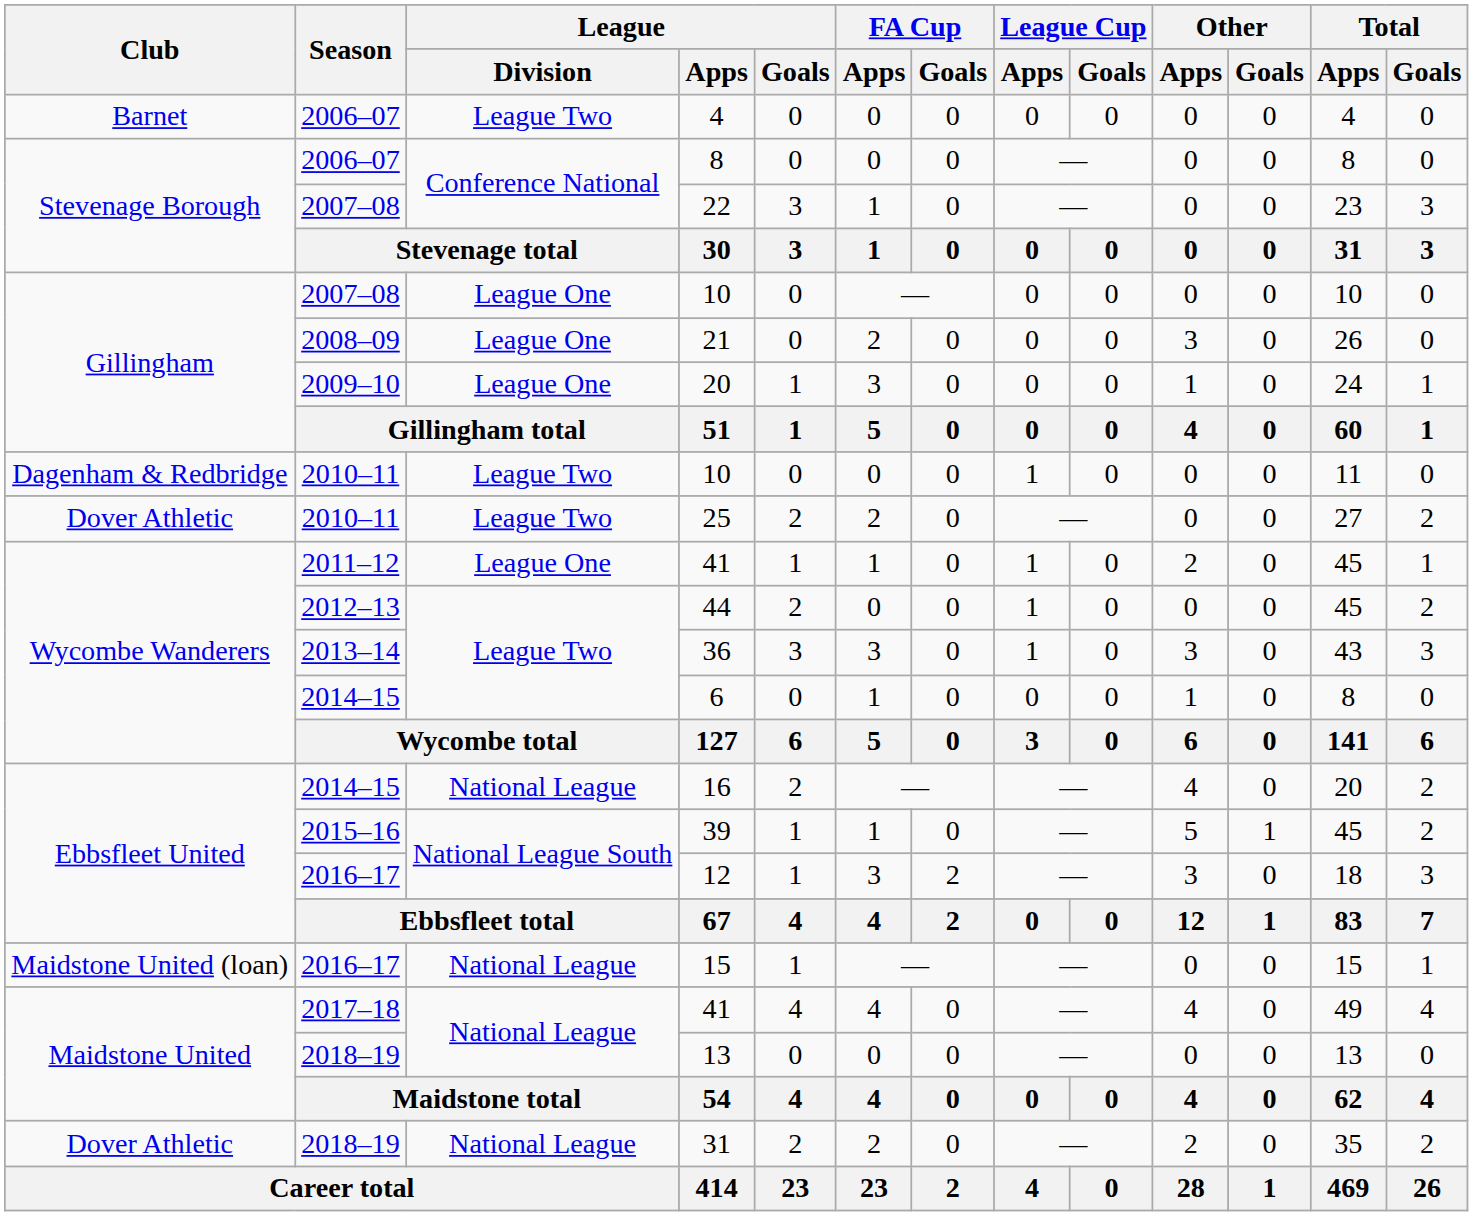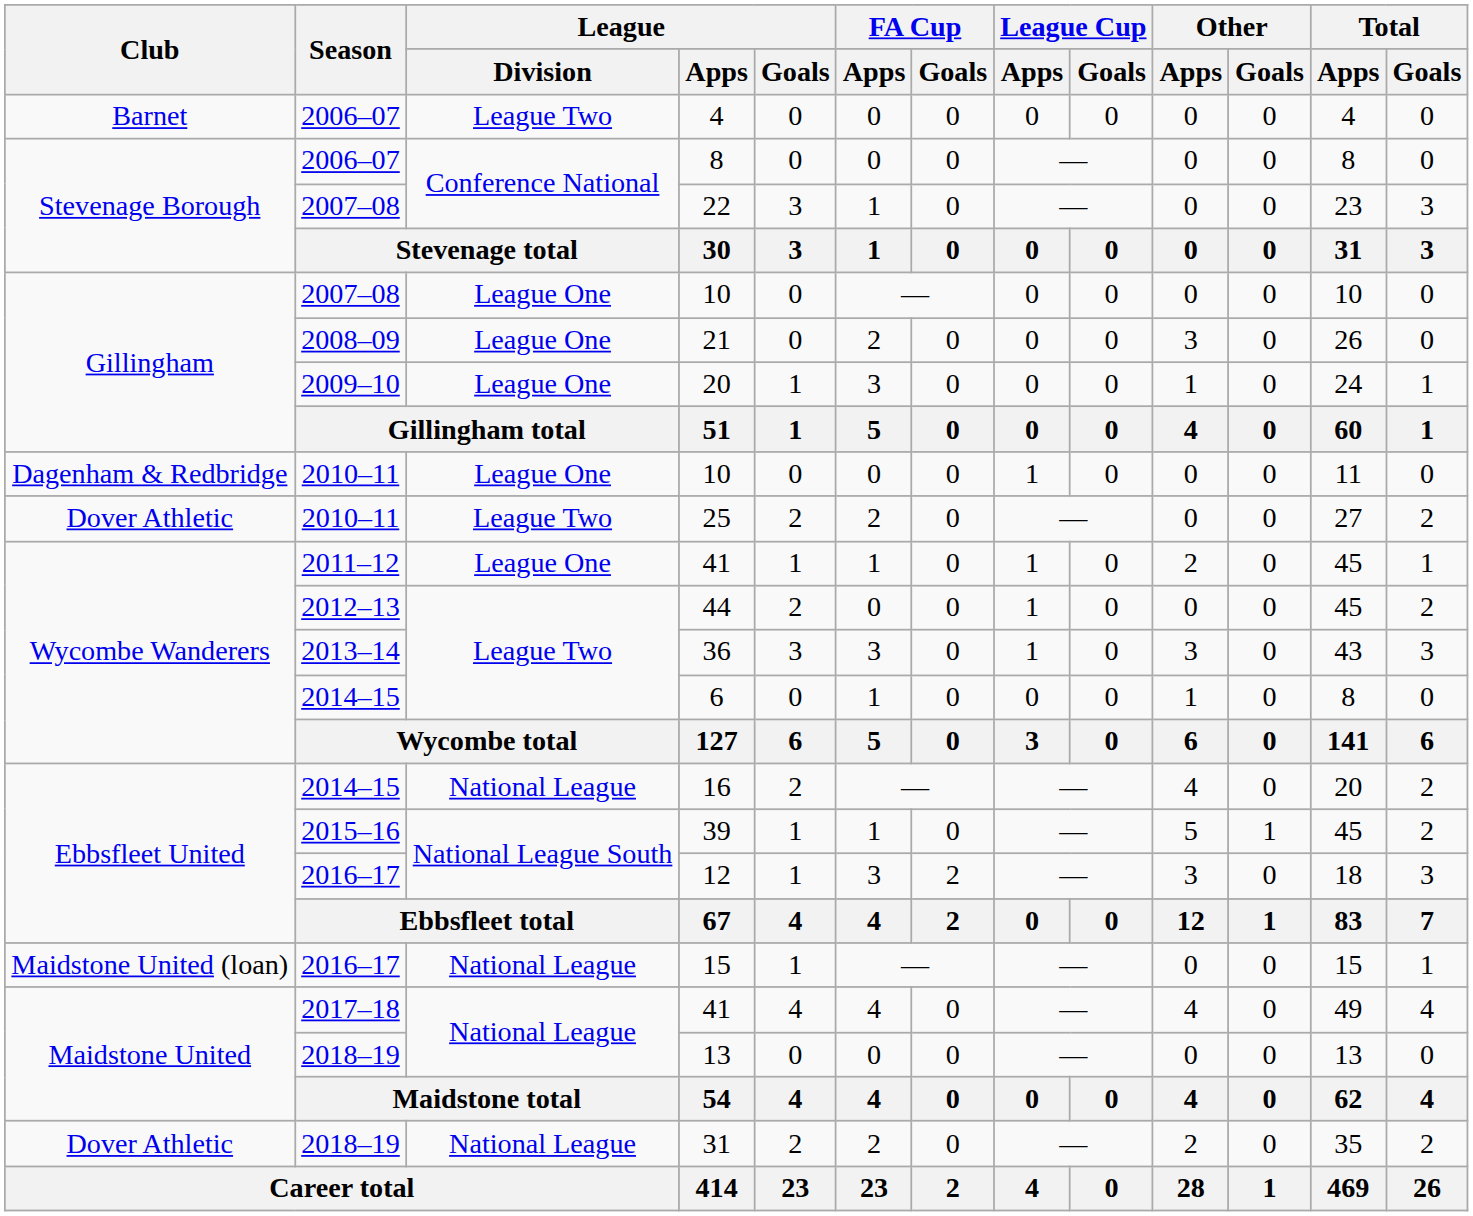(543, 473) League Two -> (543, 473) League One
